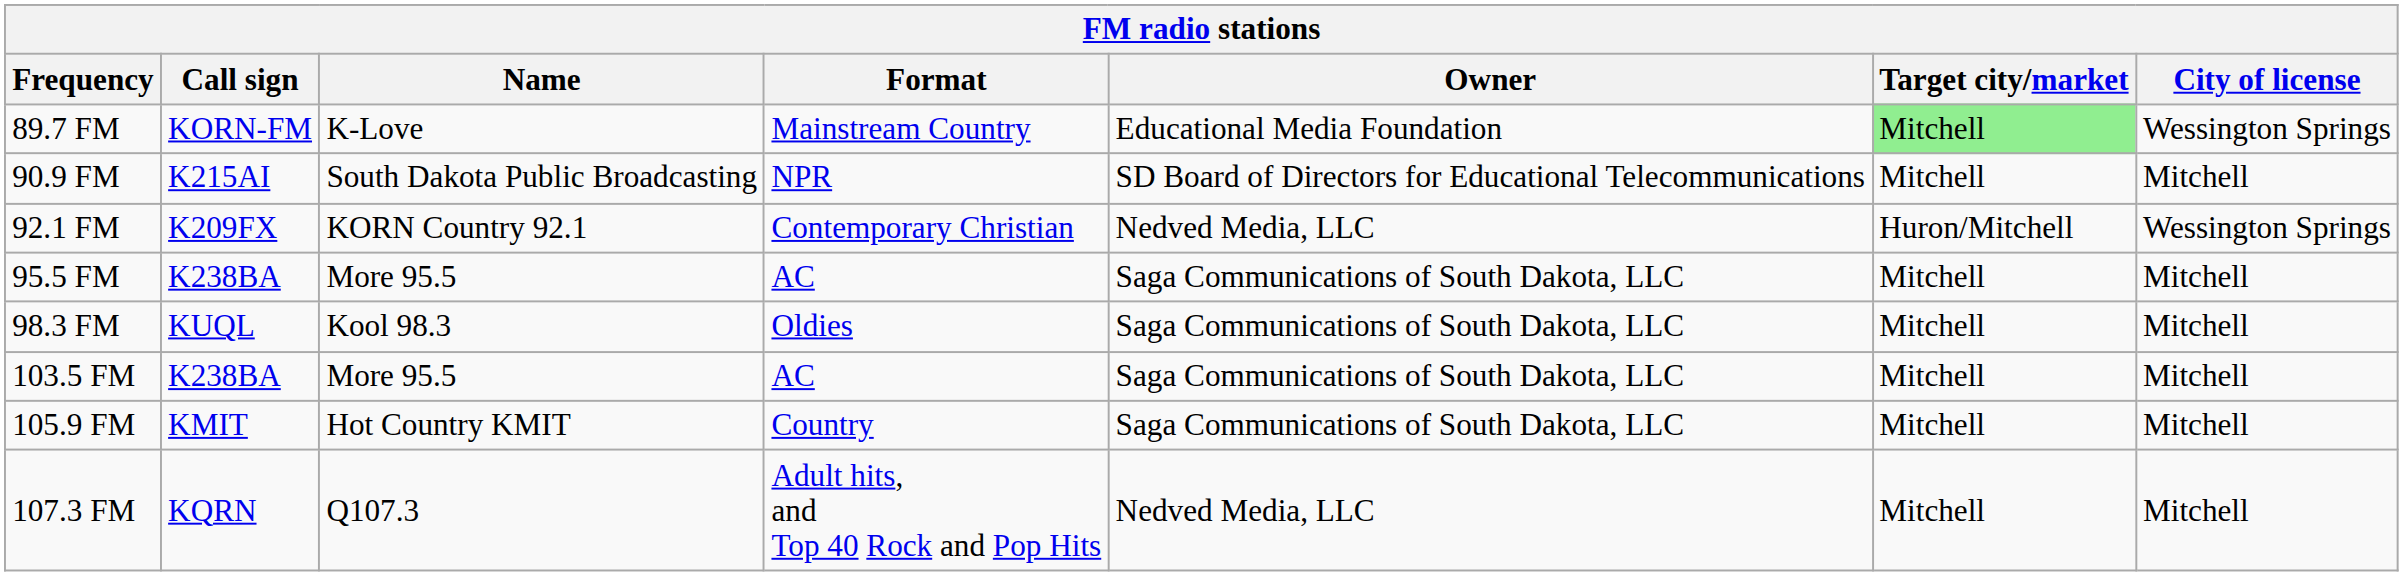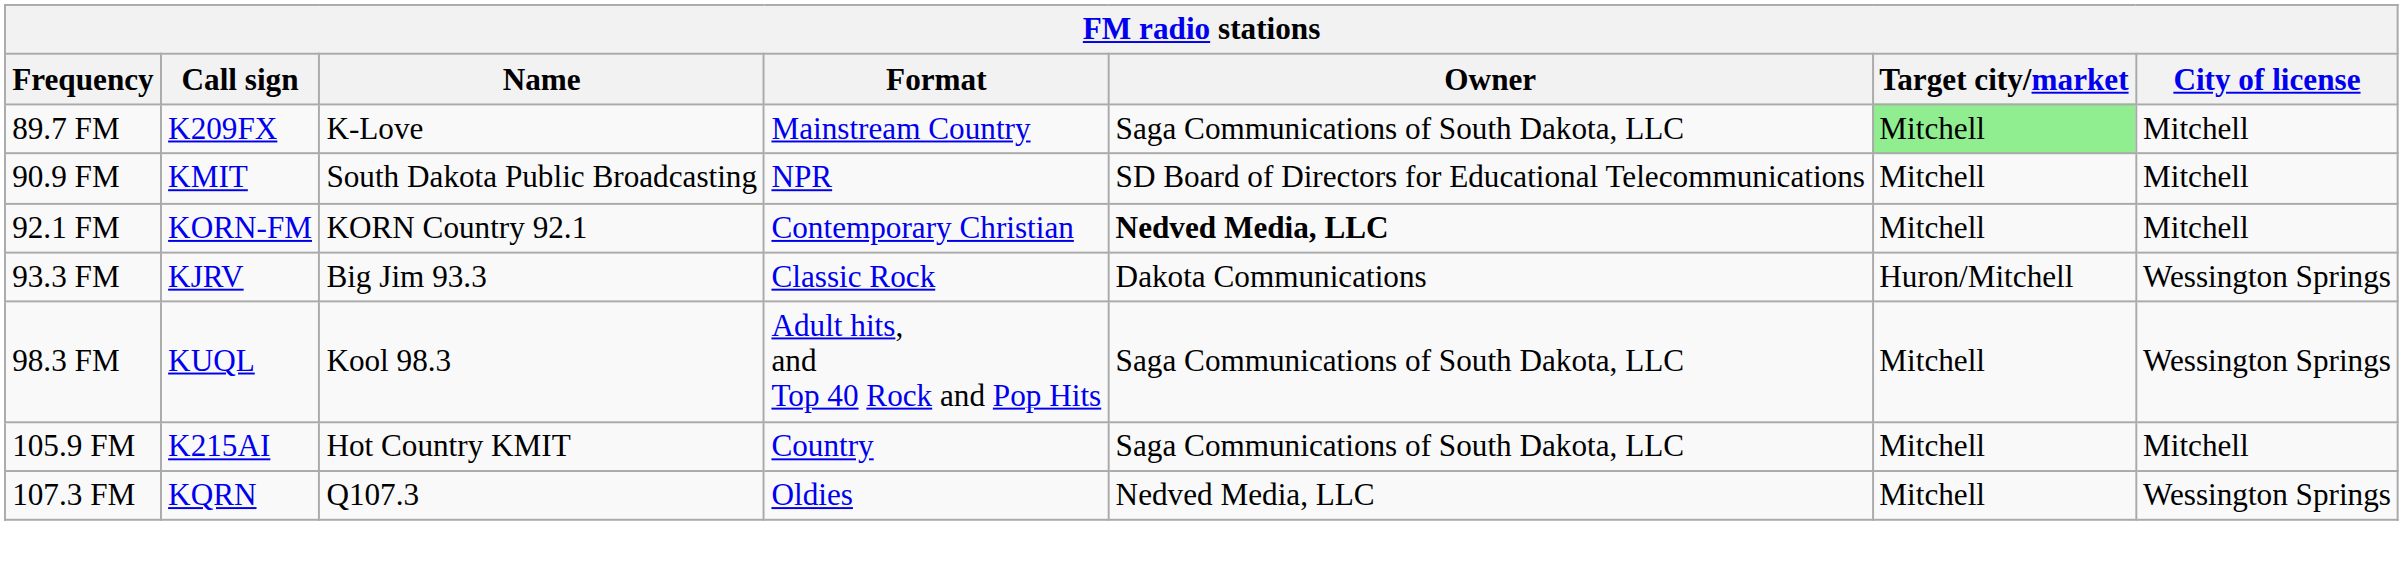(240, 128) KORN-FM -> (223, 128) K209FX
(1309, 128) Educational Media Foundation -> (1400, 128) Saga Communications of South Dakota, LLC
(2267, 128) Wessington Springs -> (2196, 128) Mitchell
(219, 177) K215AI -> (208, 177) KMIT
(223, 227) K209FX -> (240, 227) KORN-FM
(1245, 227) normal -> (1252, 227) bold
(1976, 227) Huron/Mitchell -> (1932, 227) Mitchell
(2267, 227) Wessington Springs -> (2196, 227) Mitchell
+ row: (66, 276)
- row: (66, 276)
(812, 326) Oldies -> (936, 361) Adult hits, and Top 40 Rock and Pop Hits
(2196, 326) Mitchell -> (2267, 361) Wessington Springs
- row: (74, 375)
(208, 425) KMIT -> (219, 445) K215AI
(936, 509) Adult hits, and Top 40 Rock and Pop Hits -> (812, 495) Oldies
(2196, 509) Mitchell -> (2267, 495) Wessington Springs
